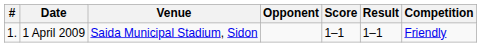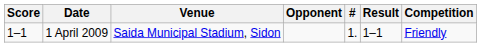columns swapped: (12, 13) <-> (341, 13)
